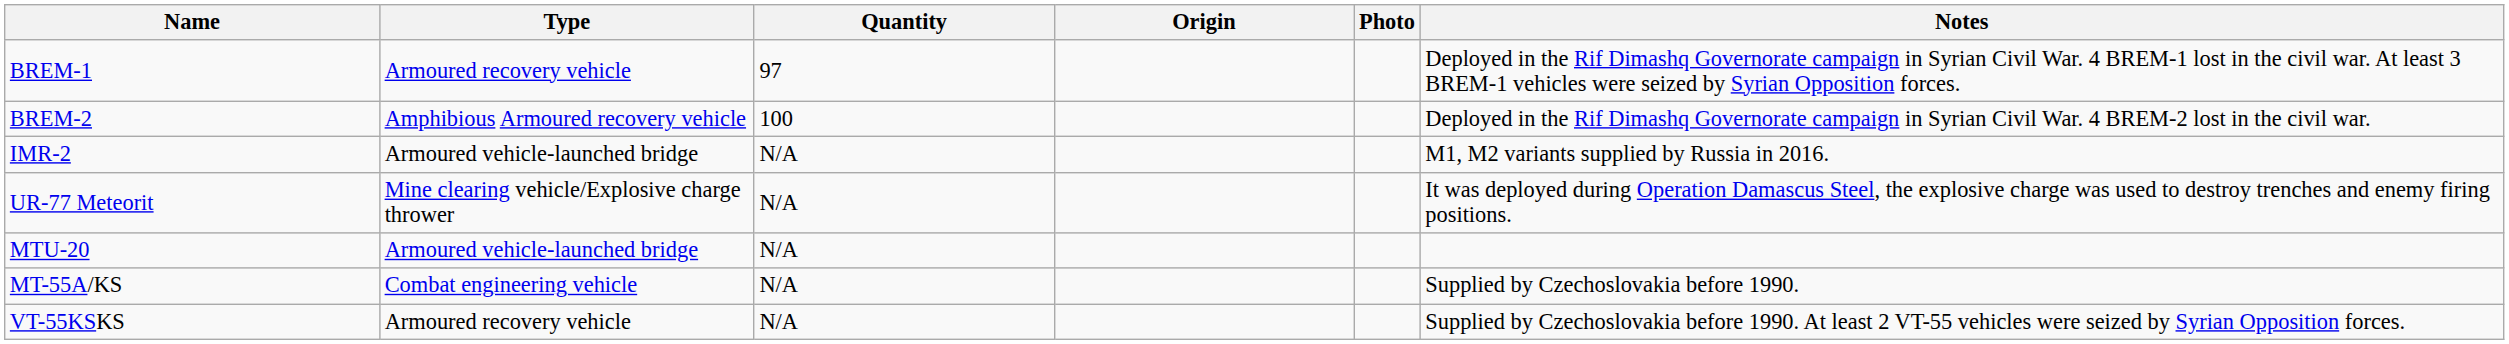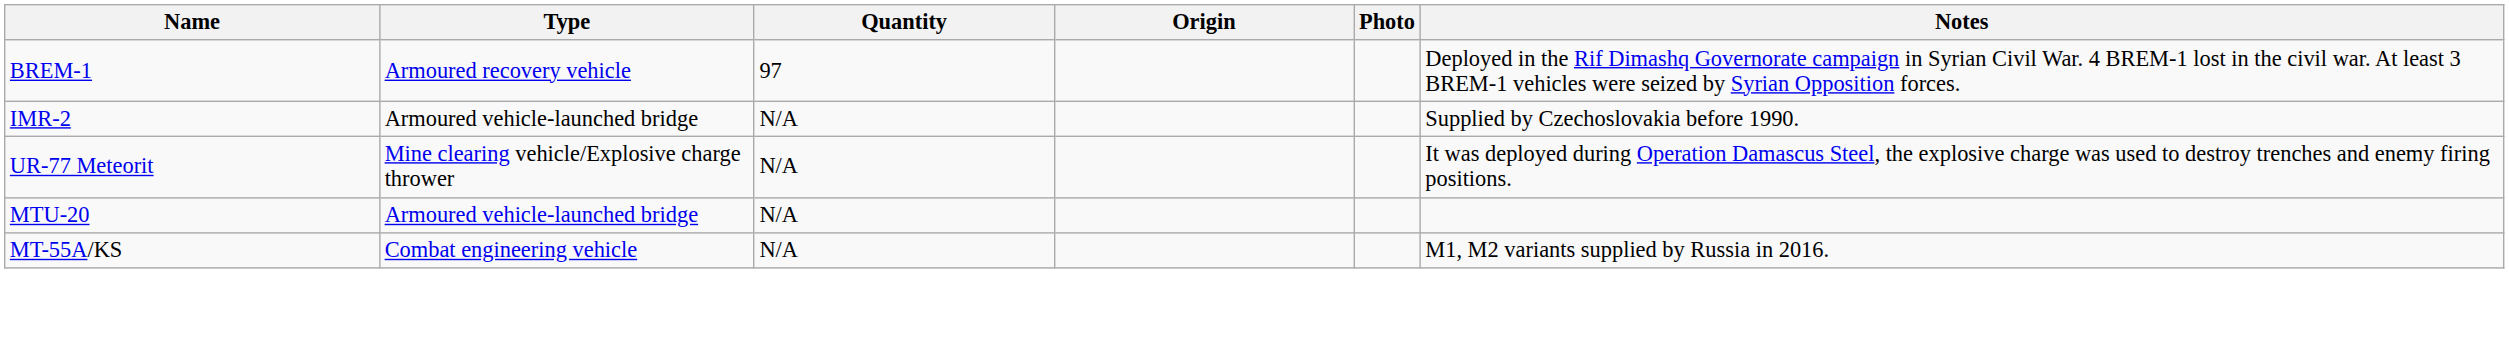- row: (51, 118)
(1627, 154) M1, M2 variants supplied by Russia in 2016. -> (1612, 118) Supplied by Czechoslovakia before 1990.
(1612, 285) Supplied by Czechoslovakia before 1990. -> (1627, 250) M1, M2 variants supplied by Russia in 2016.
- row: (67, 321)
